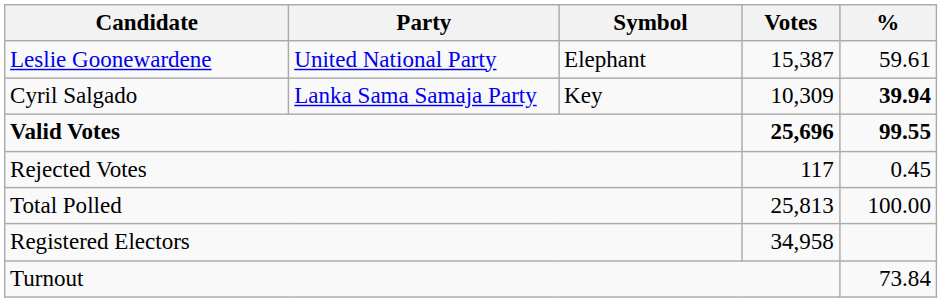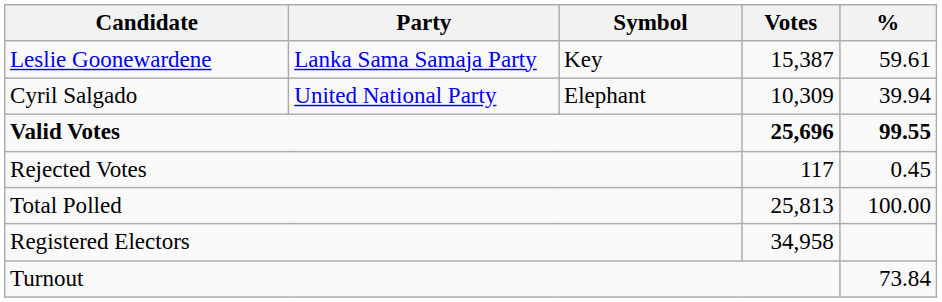(395, 59) United National Party -> (415, 59) Lanka Sama Samaja Party
(605, 59) Elephant -> (583, 59) Key
(415, 95) Lanka Sama Samaja Party -> (395, 95) United National Party
(583, 95) Key -> (605, 95) Elephant
(905, 95) bold -> (905, 95) normal
